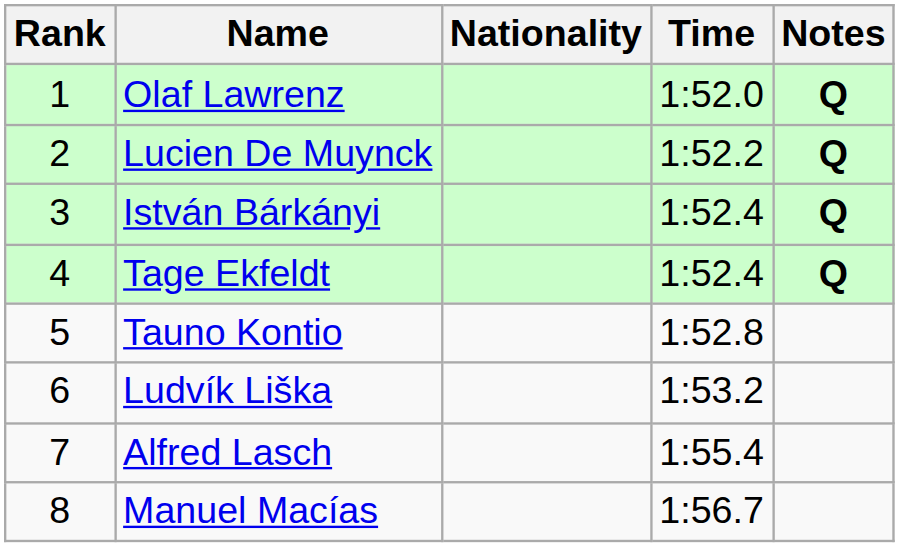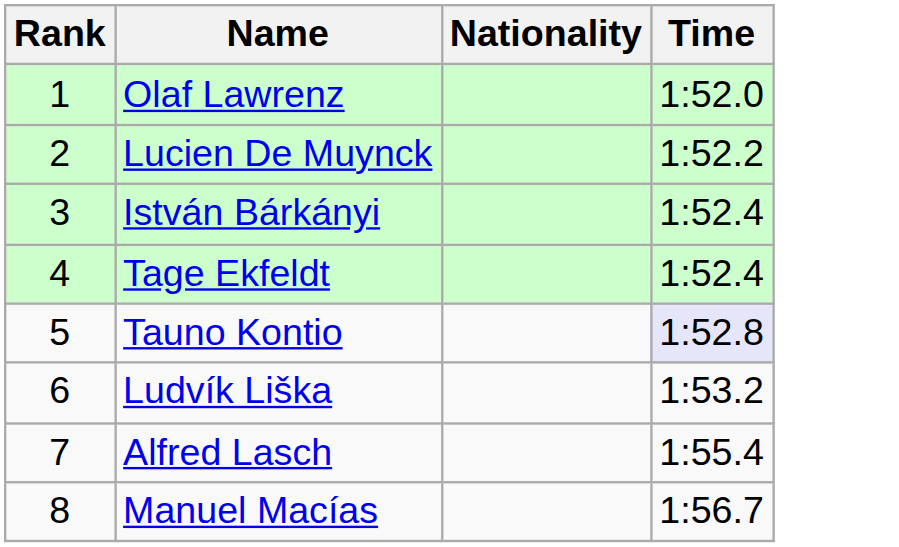- column: (833, 34)
(712, 332) no background -> (712, 332) lavender background
